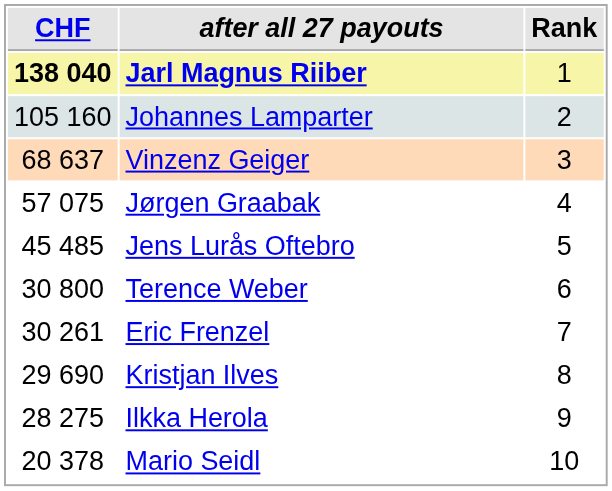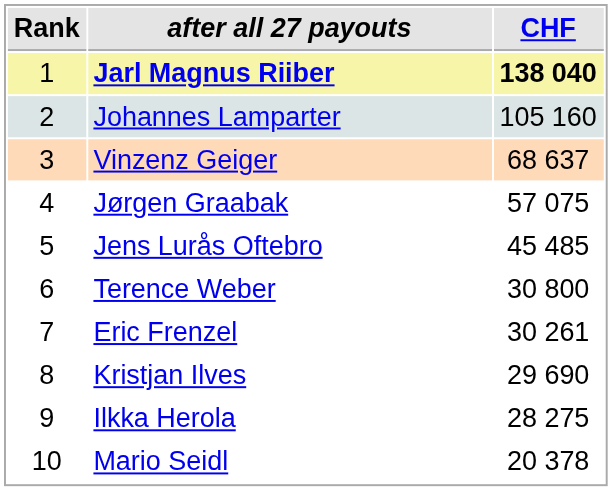columns swapped: (564, 28) <-> (63, 28)
